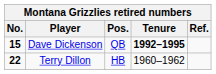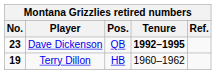(15, 45) 15 -> (15, 45) 23
(15, 61) 22 -> (15, 61) 19
